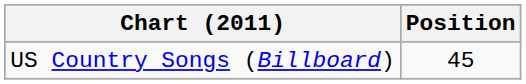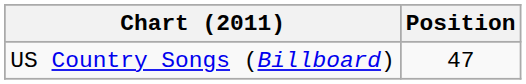(461, 61) 45 -> (461, 61) 47
